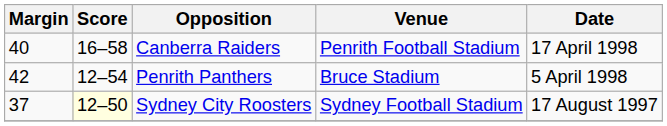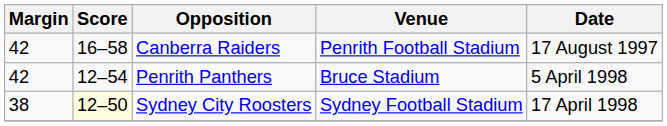(19, 47) 40 -> (19, 47) 42
(584, 47) 17 April 1998 -> (594, 47) 17 August 1997
(19, 105) 37 -> (19, 105) 38
(594, 105) 17 August 1997 -> (584, 105) 17 April 1998
